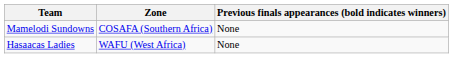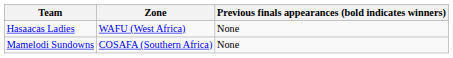rows swapped: (41, 45) <-> (50, 28)
